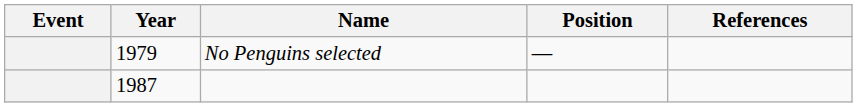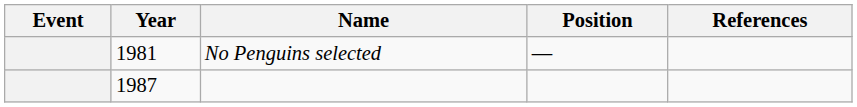(137, 53) 1979 -> (137, 53) 1981
